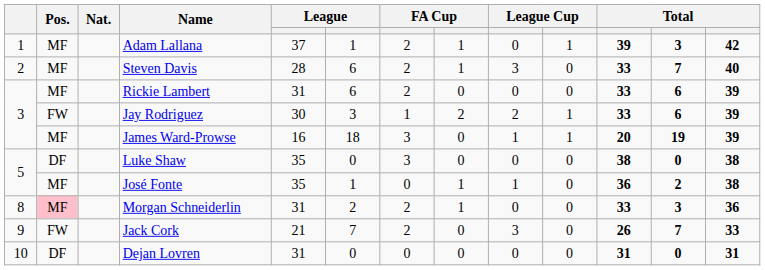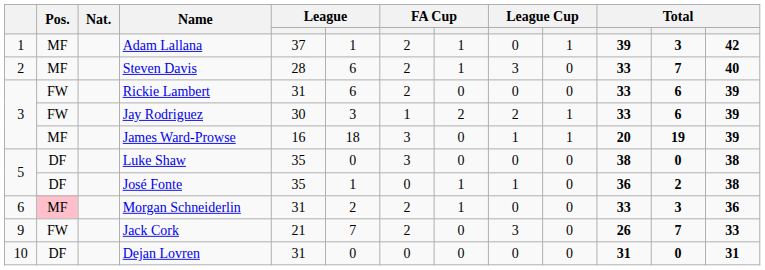(57, 91) MF -> (57, 91) FW
(57, 184) MF -> (57, 184) DF
(21, 207) 8 -> (21, 207) 6
